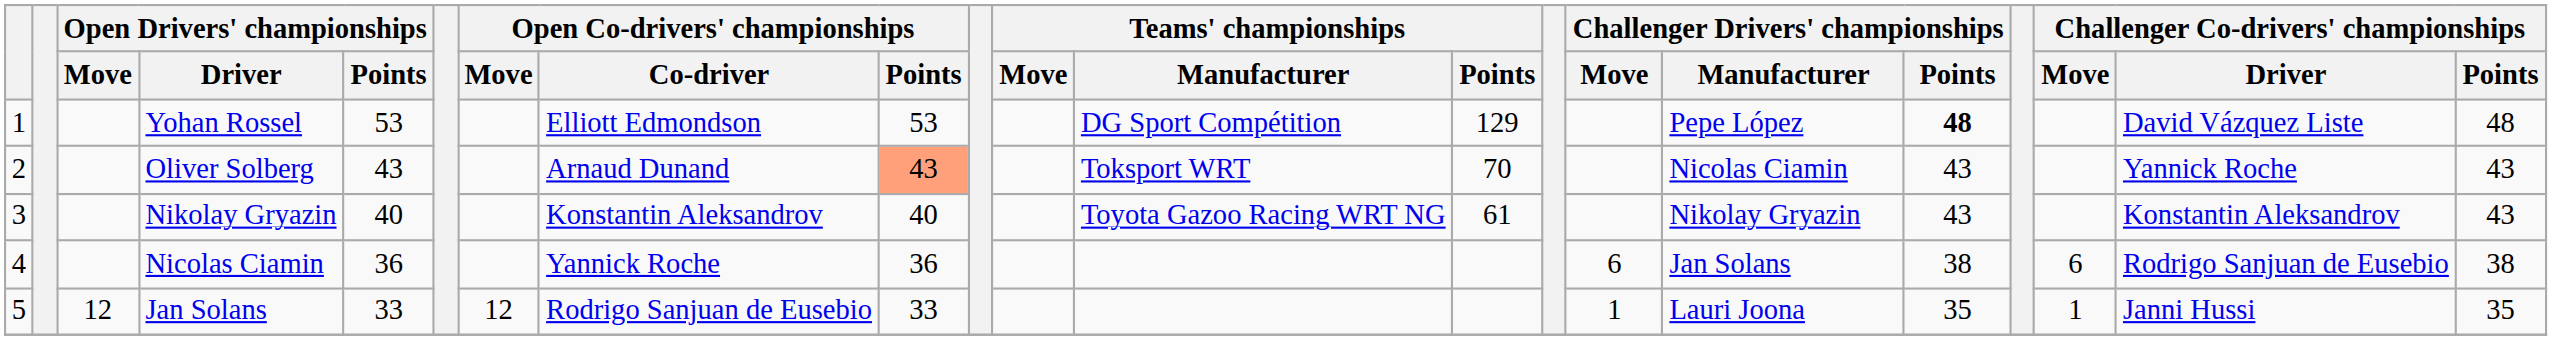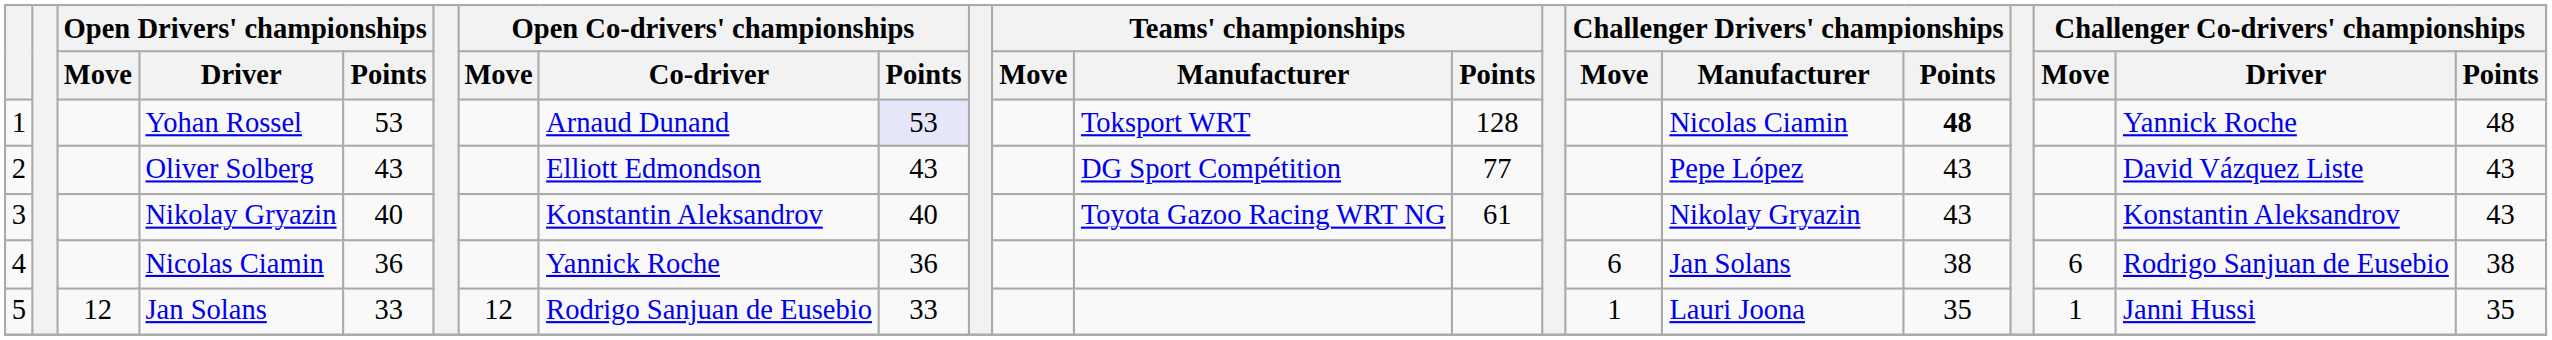(654, 121) Elliott Edmondson -> (638, 121) Arnaud Dunand
(924, 121) no background -> (924, 121) lavender background
(1211, 121) DG Sport Compétition -> (1166, 121) Toksport WRT
(1497, 121) 129 -> (1497, 121) 128
(1736, 121) Pepe López -> (1759, 121) Nicolas Ciamin
(2243, 121) David Vázquez Liste -> (2210, 121) Yannick Roche
(638, 169) Arnaud Dunand -> (654, 169) Elliott Edmondson
(924, 169) lightsalmon background -> (924, 169) no background
(1166, 169) Toksport WRT -> (1211, 169) DG Sport Compétition
(1497, 169) 70 -> (1497, 169) 77
(1759, 169) Nicolas Ciamin -> (1736, 169) Pepe López
(2210, 169) Yannick Roche -> (2243, 169) David Vázquez Liste
